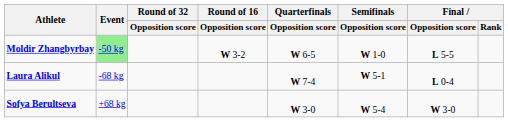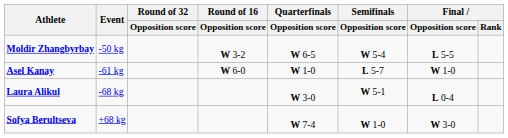(111, 49) lightgreen background -> (111, 49) no background
(373, 55) W 1-0 -> (373, 55) W 5-4
+ row: (30, 71)
(303, 82) W 7-4 -> (303, 98) W 3-0
(303, 109) W 3-0 -> (303, 125) W 7-4
(373, 109) W 5-4 -> (373, 125) W 1-0
